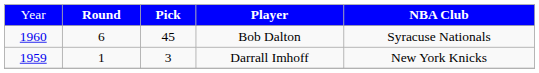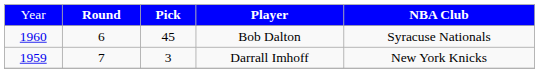(101, 57) 1 -> (101, 57) 7
